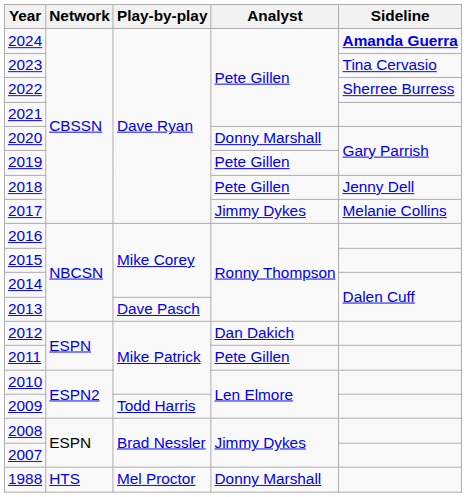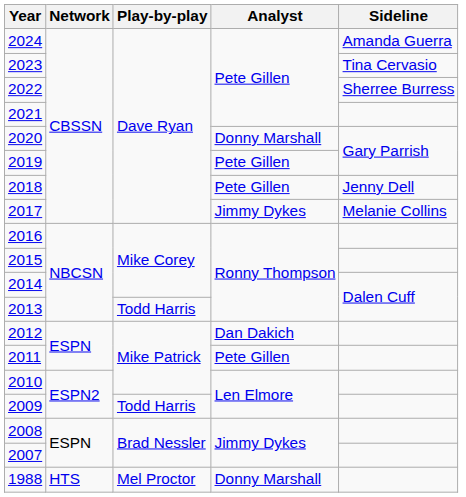(400, 41) bold -> (397, 41) normal
(158, 308) Dave Pasch -> (156, 308) Todd Harris
